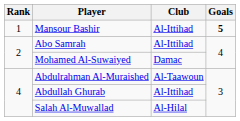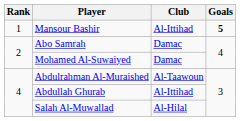(173, 44) Al-Ittihad -> (168, 44) Damac
